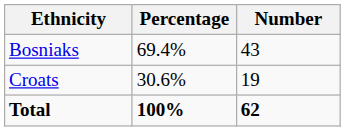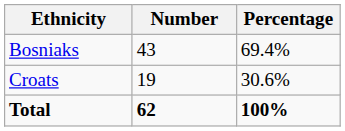columns swapped: (288, 19) <-> (184, 19)
